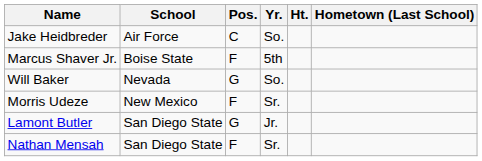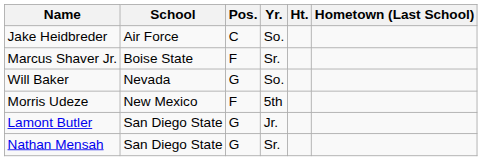(273, 58) 5th -> (272, 58) Sr.
(272, 101) Sr. -> (273, 101) 5th
(233, 144) F -> (234, 144) G
